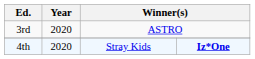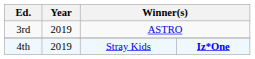(61, 29) 2020 -> (61, 29) 2019
(61, 46) 2020 -> (61, 46) 2019
